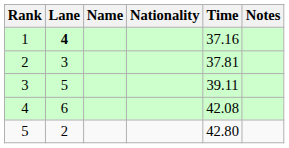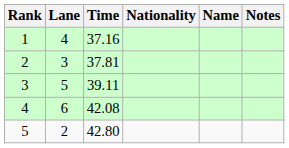columns swapped: (105, 16) <-> (223, 16)
(64, 39) bold -> (64, 39) normal
